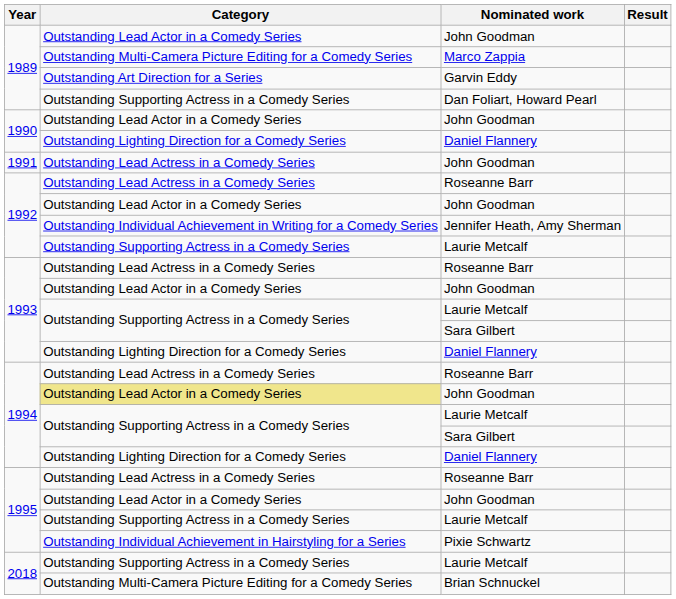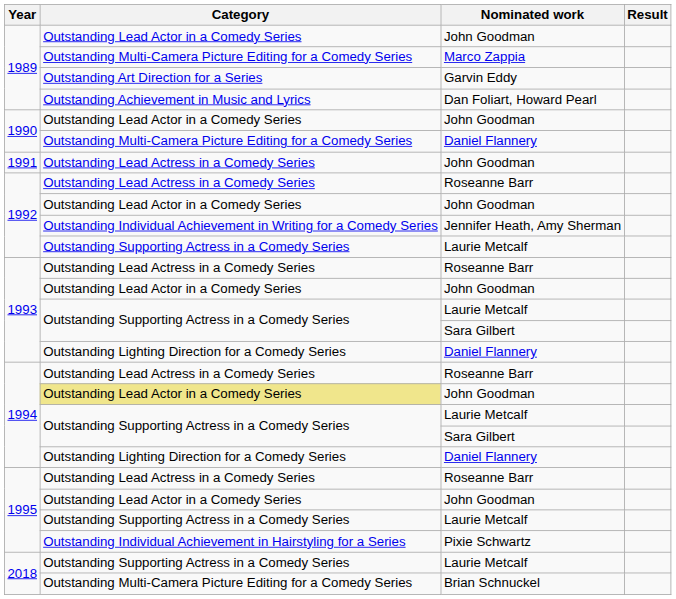(196, 99) Outstanding Supporting Actress in a Comedy Series -> (177, 99) Outstanding Achievement in Music and Lyrics
(194, 141) Outstanding Lighting Direction for a Comedy Series -> (228, 141) Outstanding Multi-Camera Picture Editing for a Comedy Series
